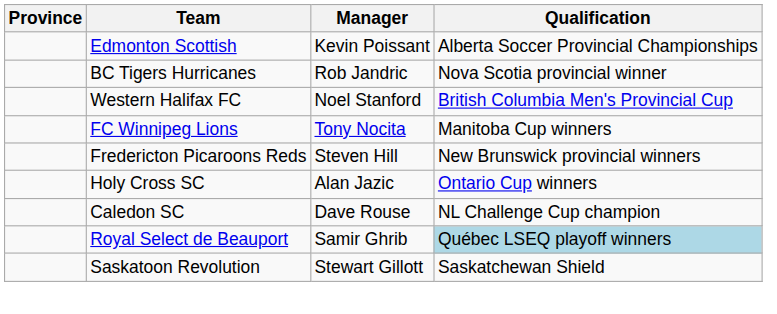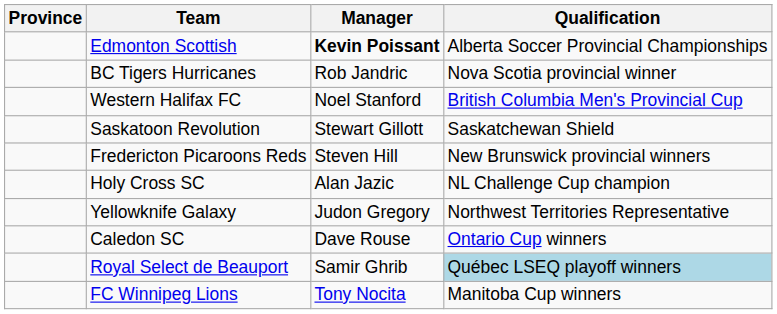(372, 45) normal -> (377, 45) bold
rows swapped: (164, 128) <-> (175, 267)
(517, 184) Ontario Cup winners -> (559, 184) NL Challenge Cup champion
+ row: (163, 211)
(549, 211) NL Challenge Cup champion -> (527, 239) Ontario Cup winners
